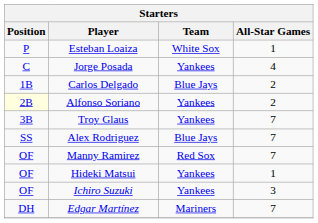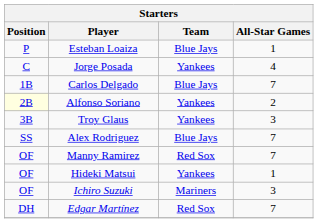(196, 48) White Sox -> (196, 48) Blue Jays
(273, 84) 2 -> (273, 84) 7
(273, 119) 7 -> (273, 119) 3
(196, 191) Yankees -> (196, 191) Mariners
(196, 208) Mariners -> (196, 208) Red Sox
